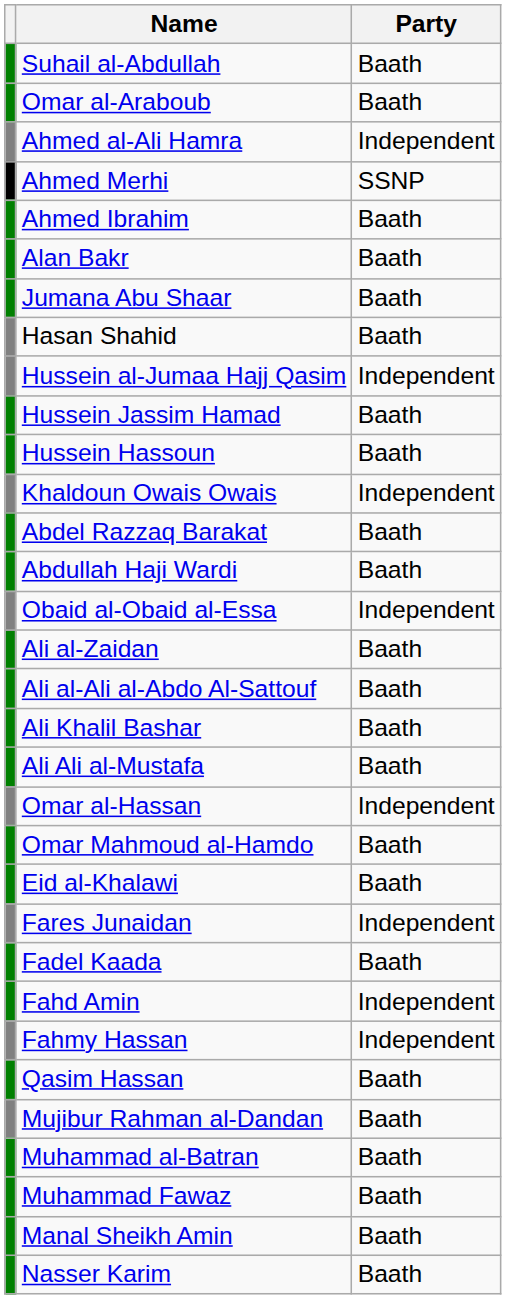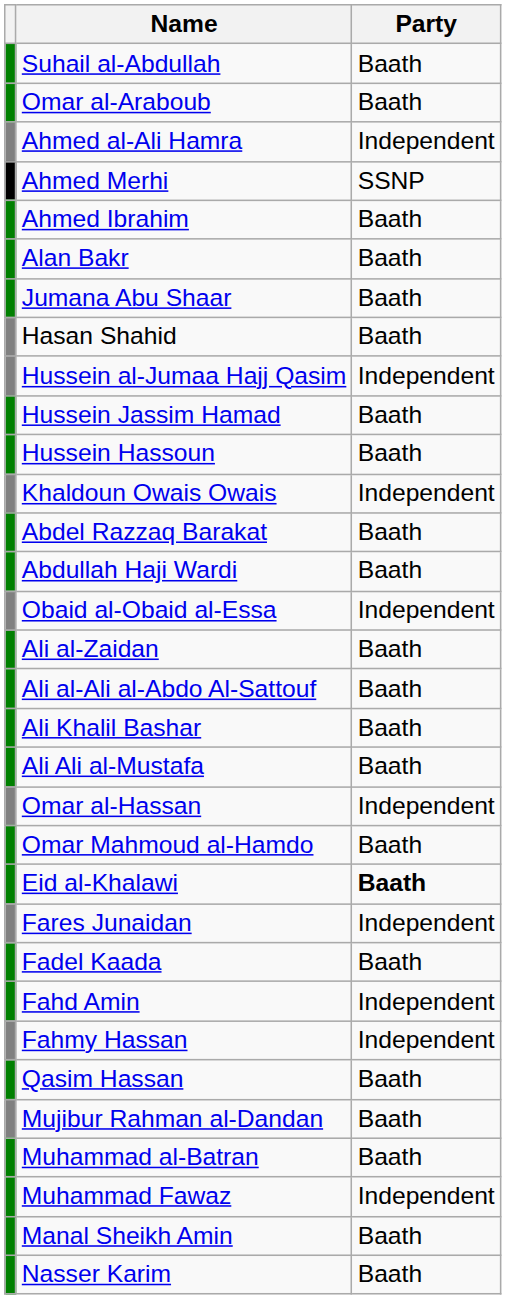(390, 883) normal -> (392, 883) bold
(390, 1196) Baath -> (426, 1196) Independent
